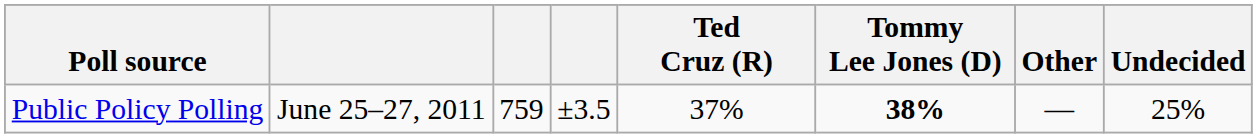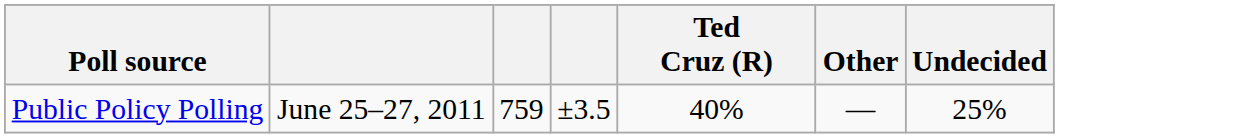- column: (915, 44)
(717, 108) 37% -> (717, 108) 40%
